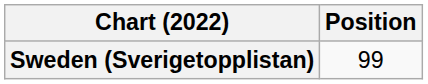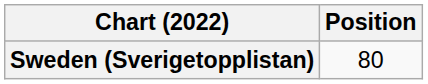(371, 59) 99 -> (371, 59) 80
